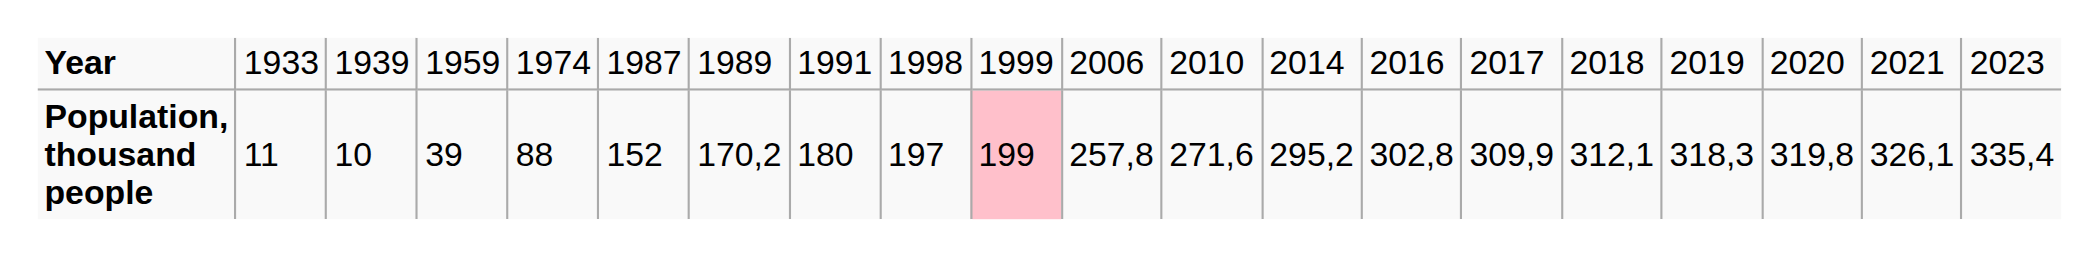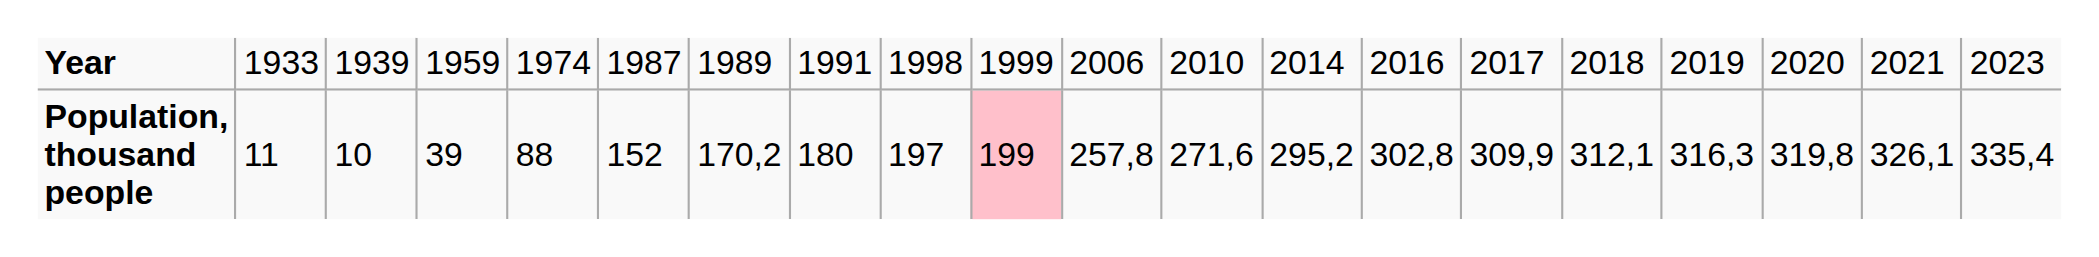(1712, 154) 318,3 -> (1712, 154) 316,3
